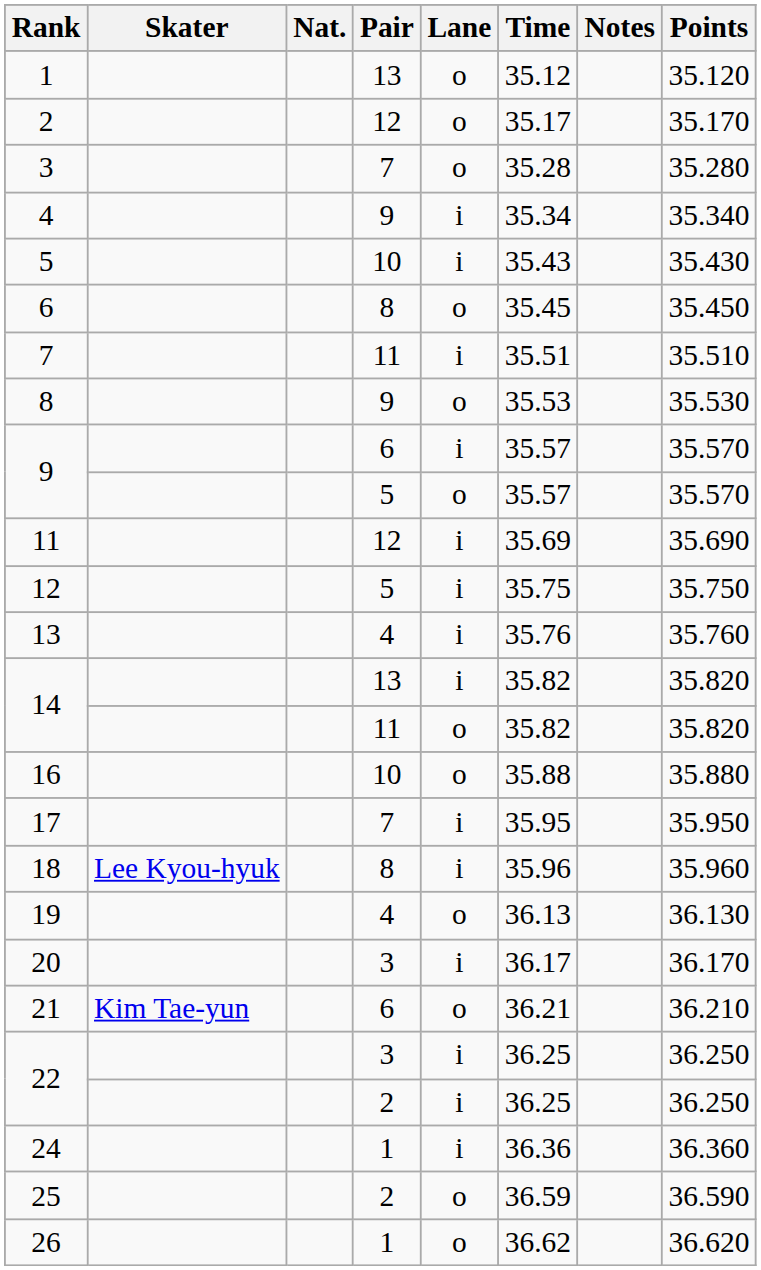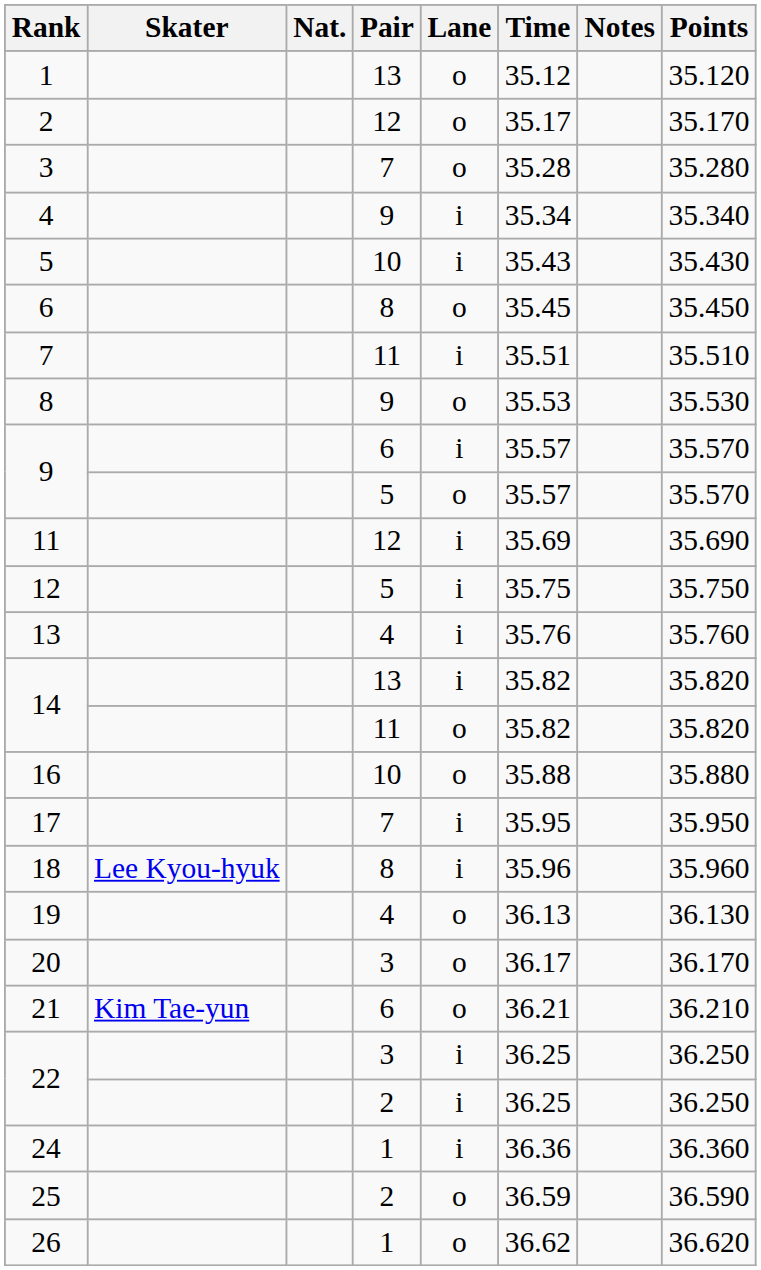(459, 961) i -> (459, 961) o
